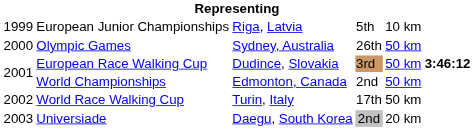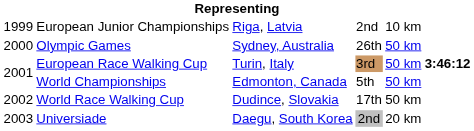(365, 27) 5th -> (367, 27) 2nd
(286, 63) Dudince, Slovakia -> (263, 63) Turin, Italy
(367, 82) 2nd -> (365, 82) 5th
(263, 100) Turin, Italy -> (286, 100) Dudince, Slovakia
